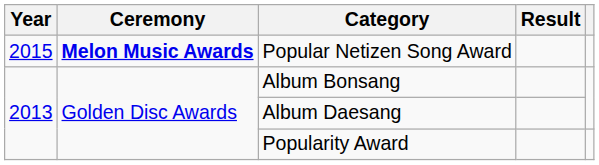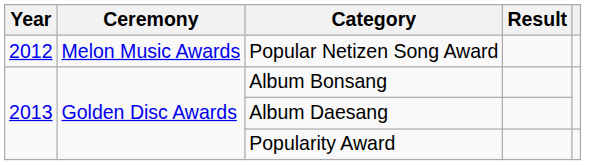(31, 50) 2015 -> (31, 50) 2012
(158, 50) bold -> (151, 50) normal
